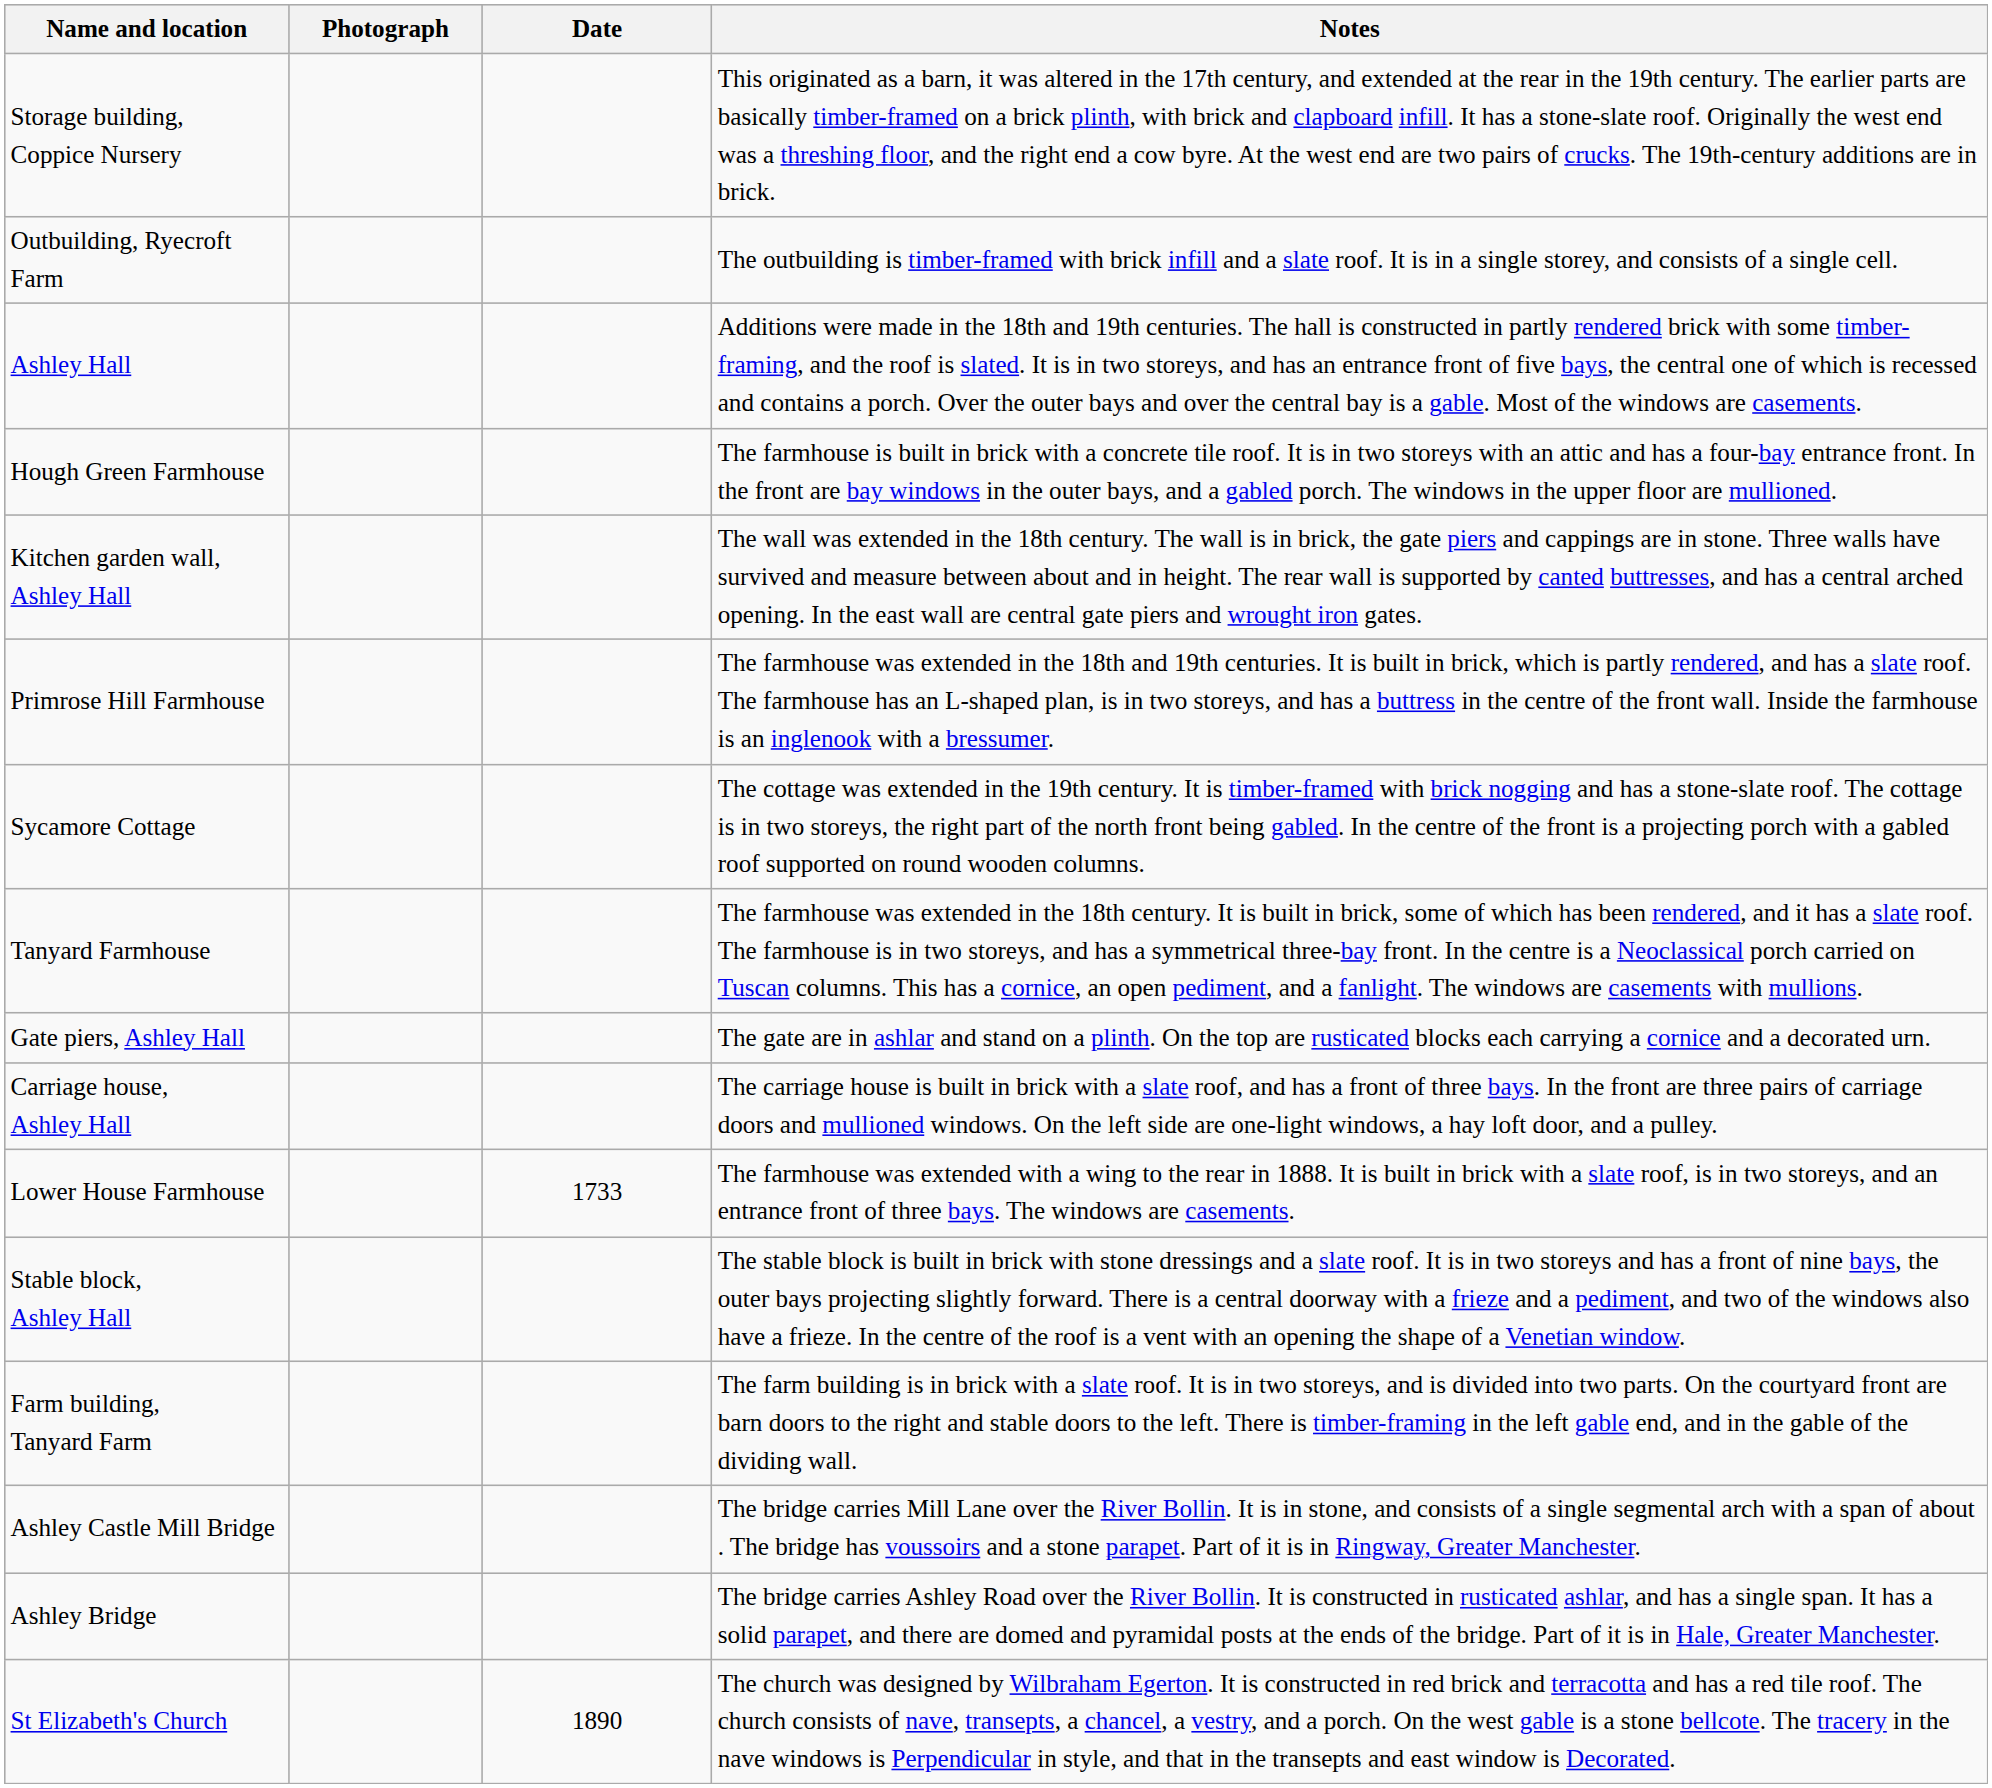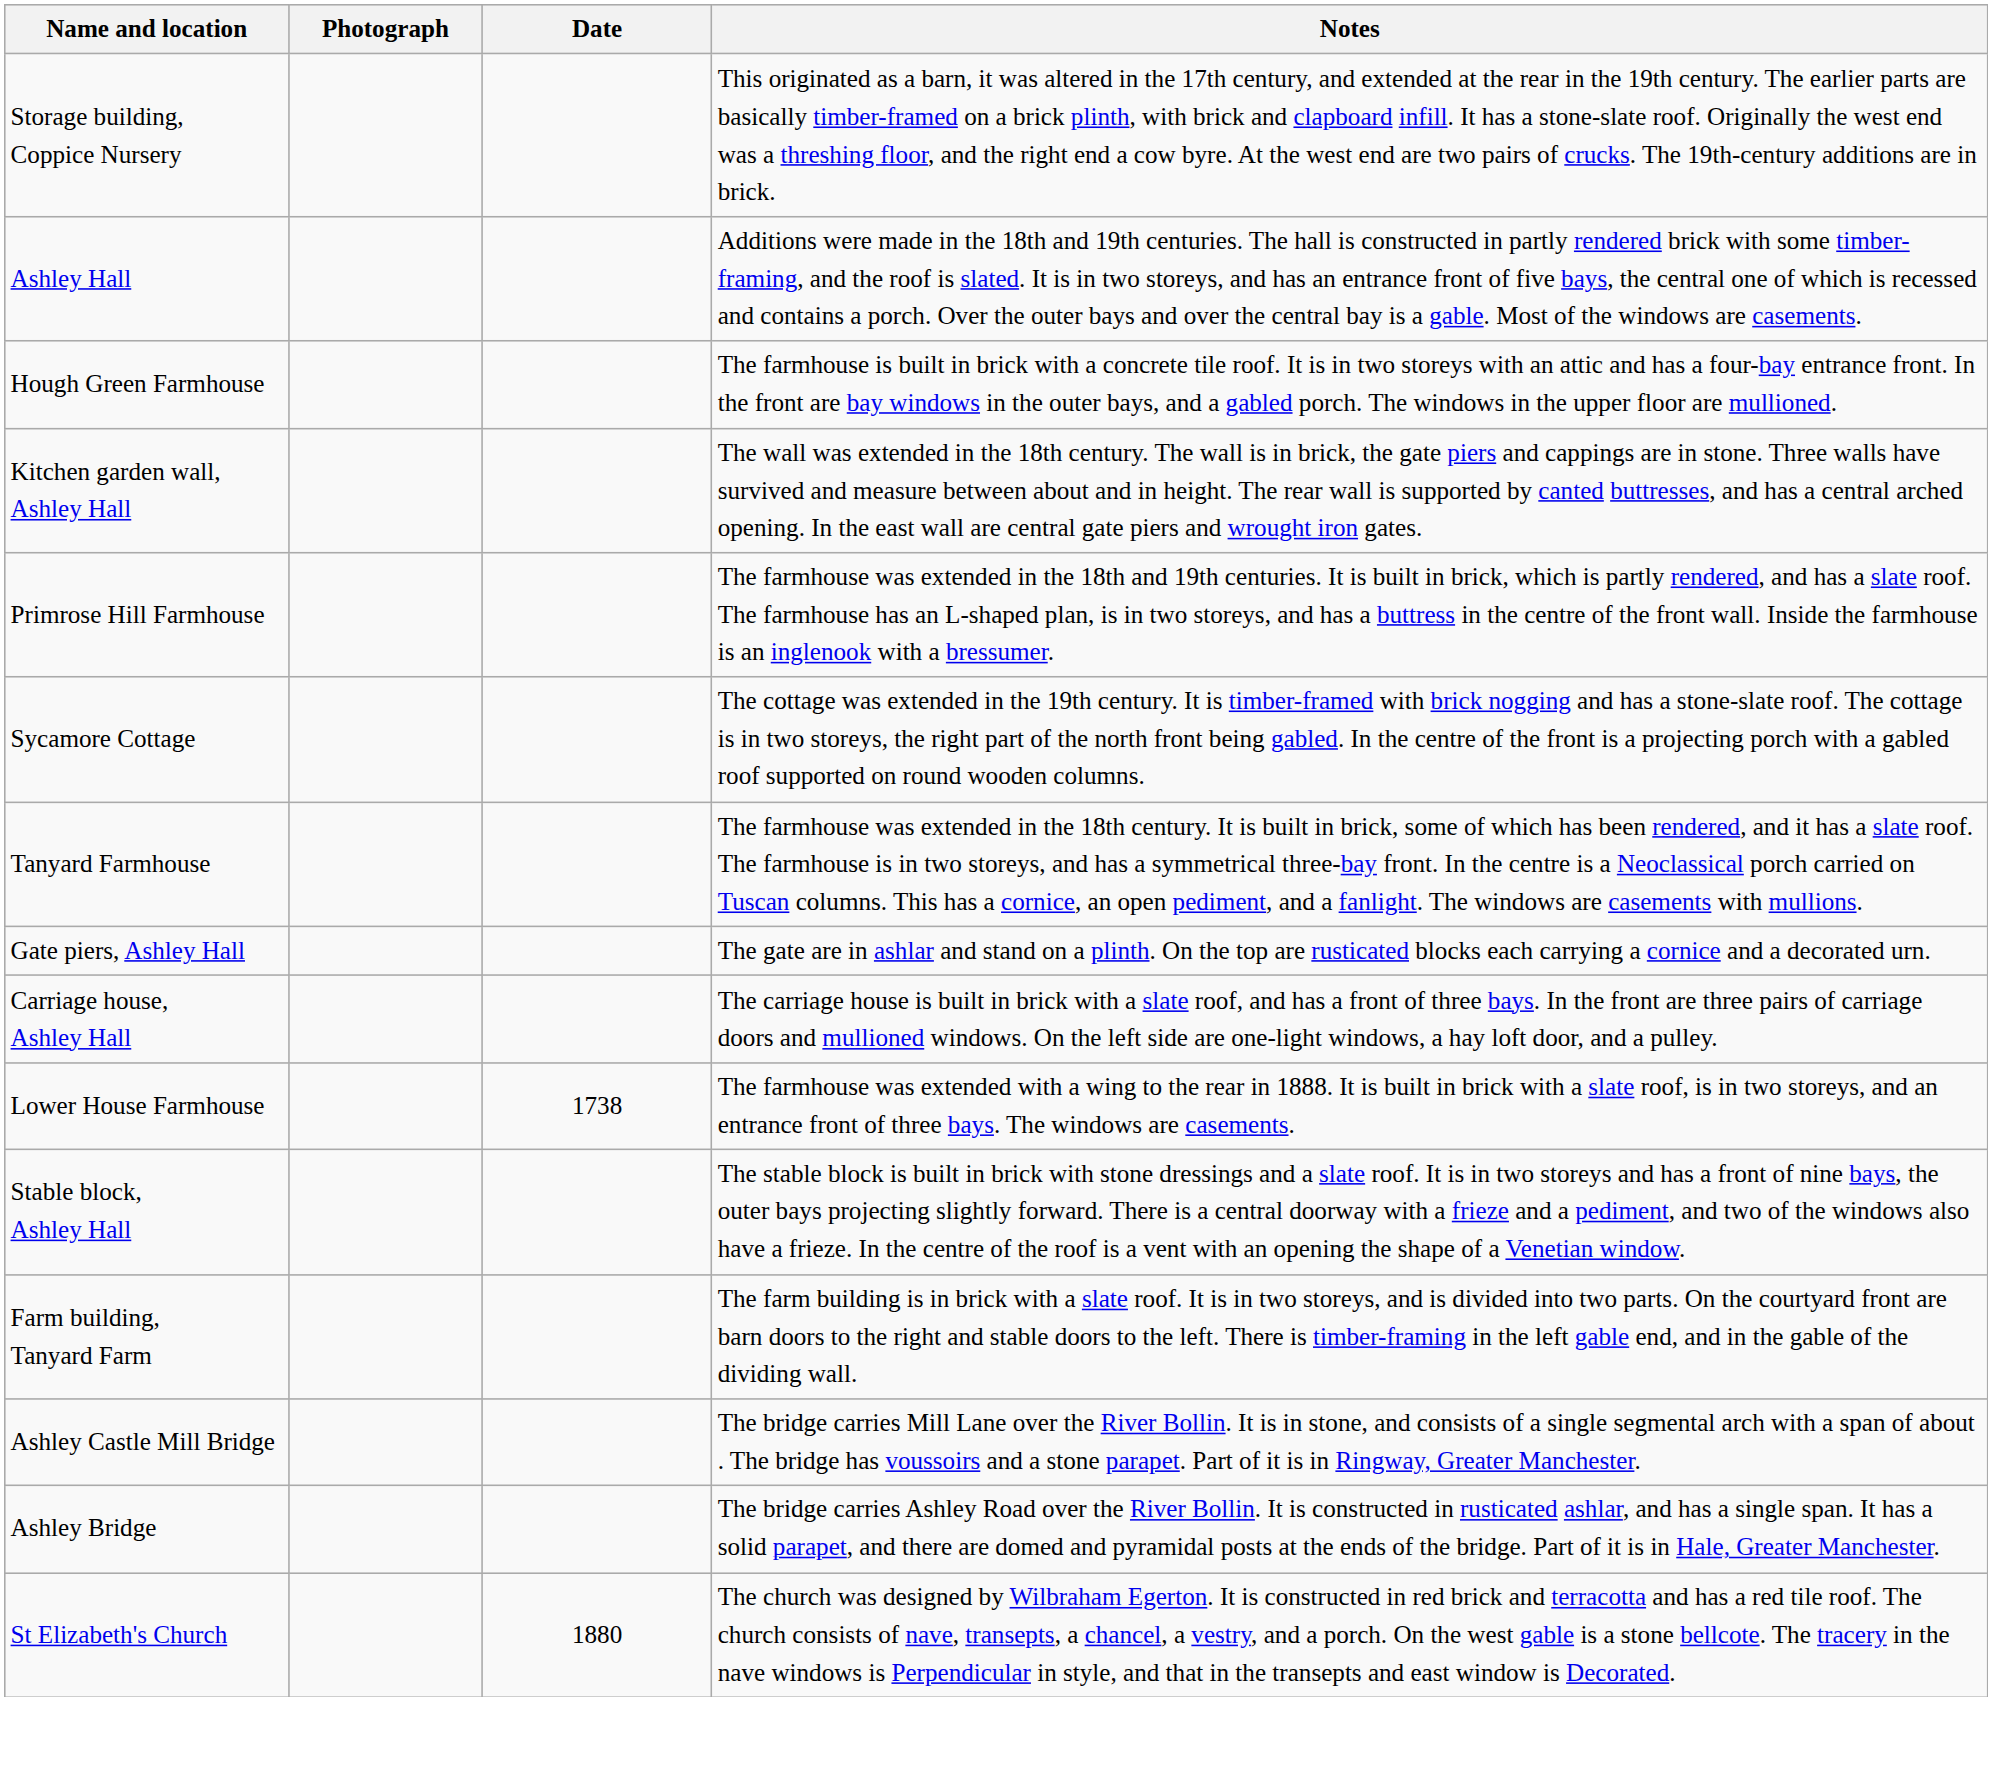- row: (121, 259)
(597, 1192) 1733 -> (597, 1105) 1738
(597, 1721) 1890 -> (597, 1634) 1880
